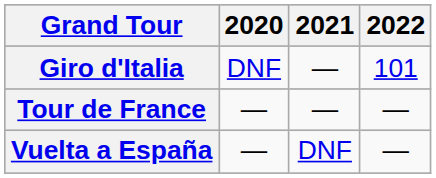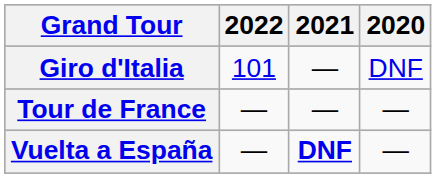columns swapped: (254, 25) <-> (396, 25)
(325, 151) normal -> (325, 151) bold
